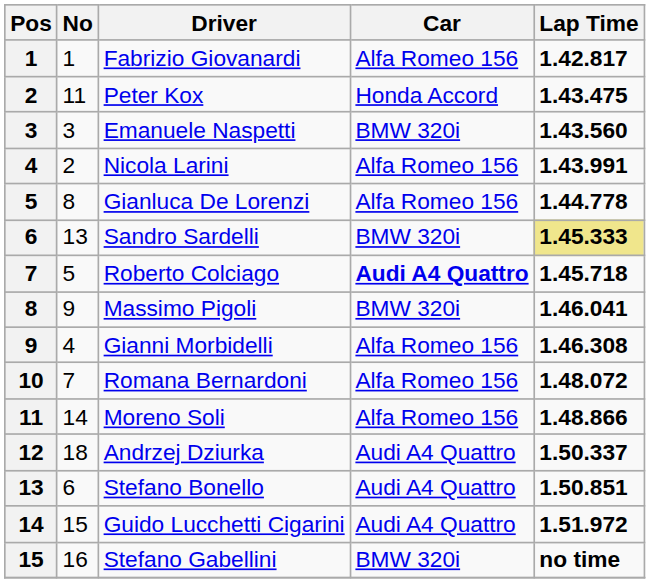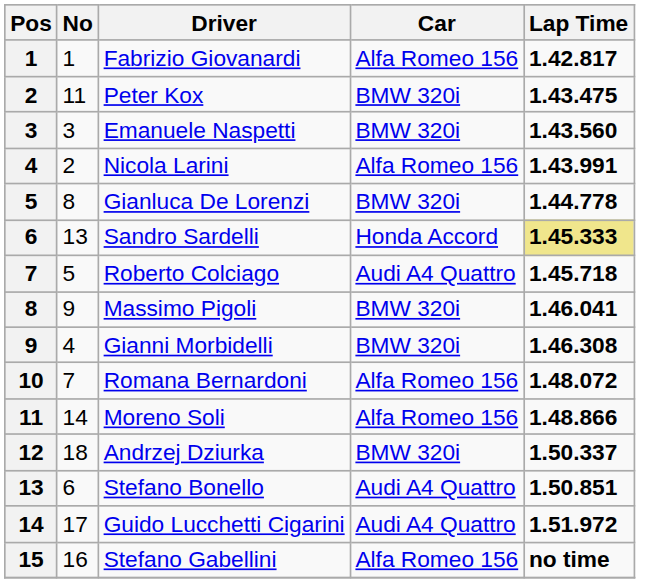(427, 94) Honda Accord -> (408, 94) BMW 320i
(437, 201) Alfa Romeo 156 -> (408, 201) BMW 320i
(408, 237) BMW 320i -> (427, 237) Honda Accord
(442, 273) bold -> (436, 273) normal
(437, 345) Alfa Romeo 156 -> (408, 345) BMW 320i
(436, 452) Audi A4 Quattro -> (408, 452) BMW 320i
(75, 524) 15 -> (75, 524) 17
(408, 559) BMW 320i -> (437, 559) Alfa Romeo 156
